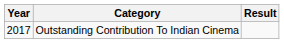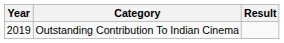(19, 30) 2017 -> (19, 30) 2019
